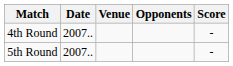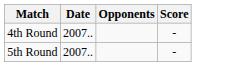- column: (114, 14)
